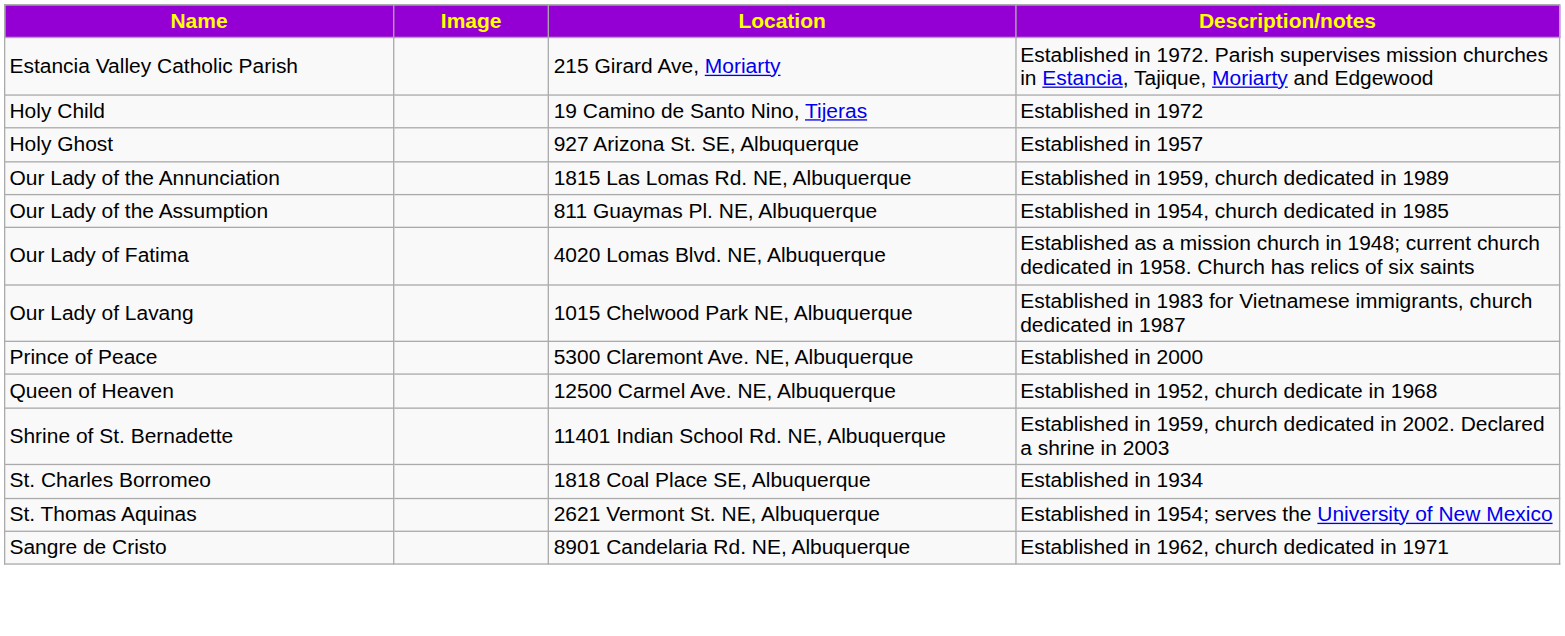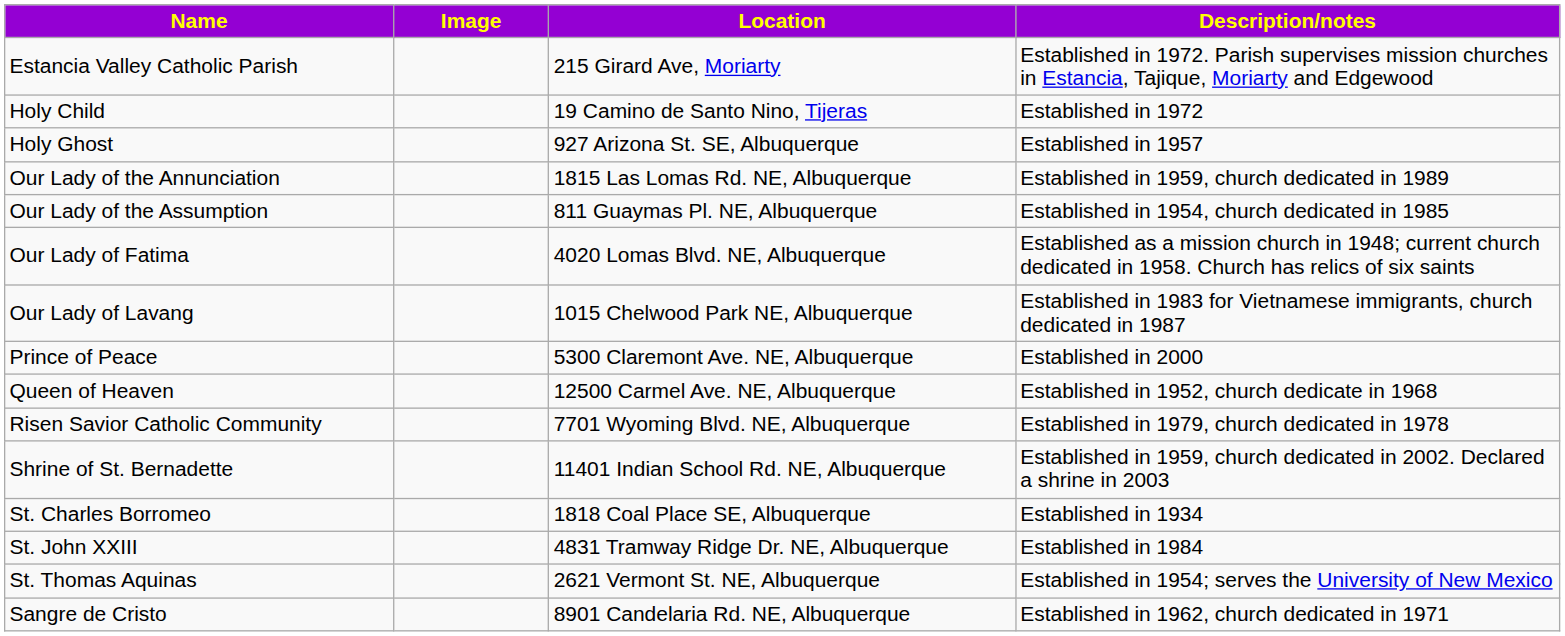+ row: (166, 424)
+ row: (74, 547)
